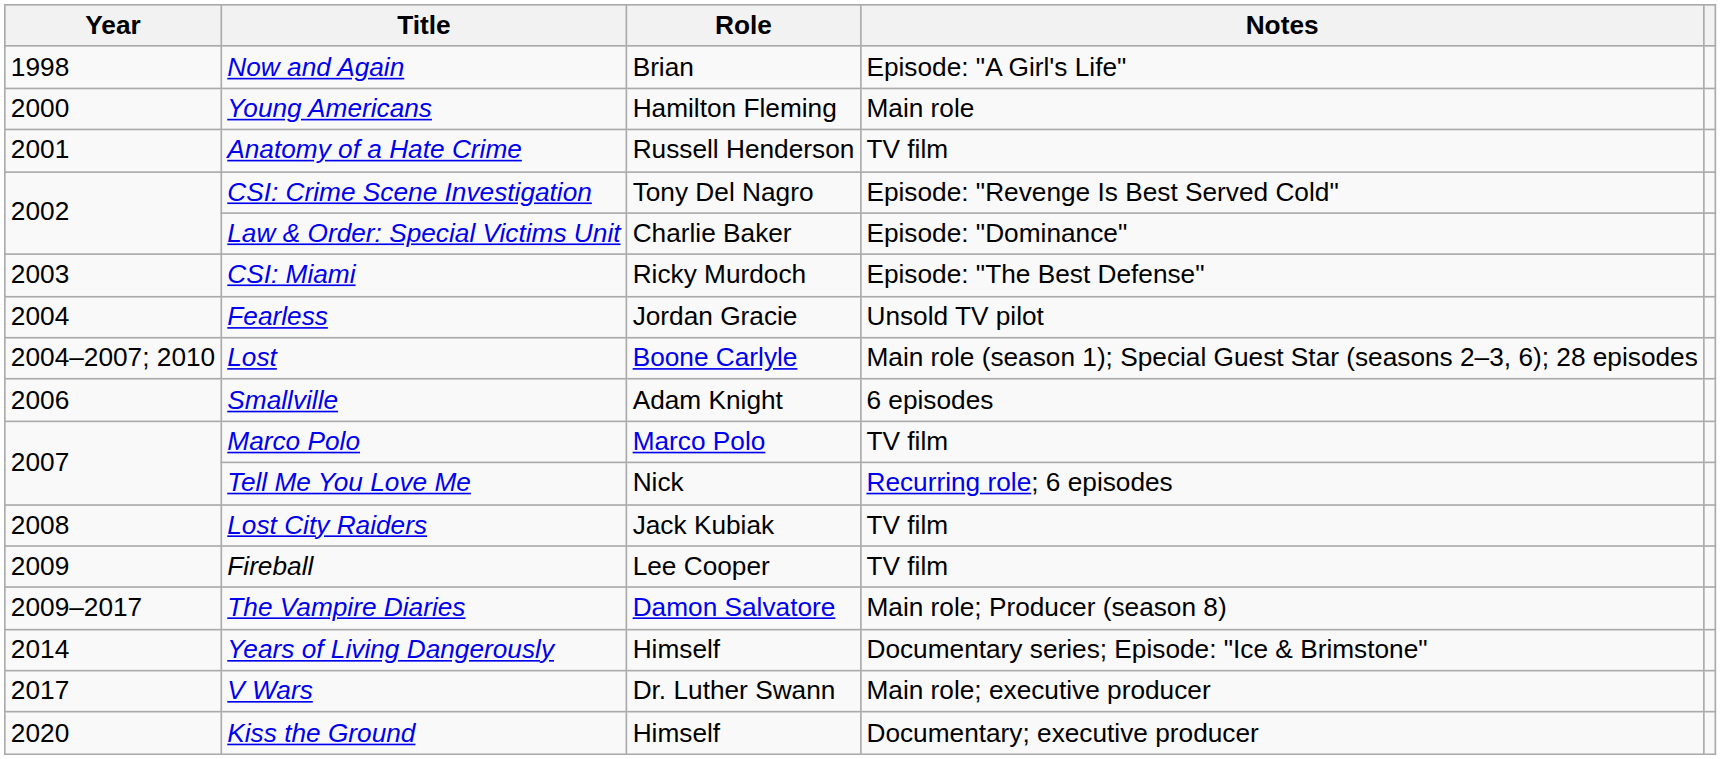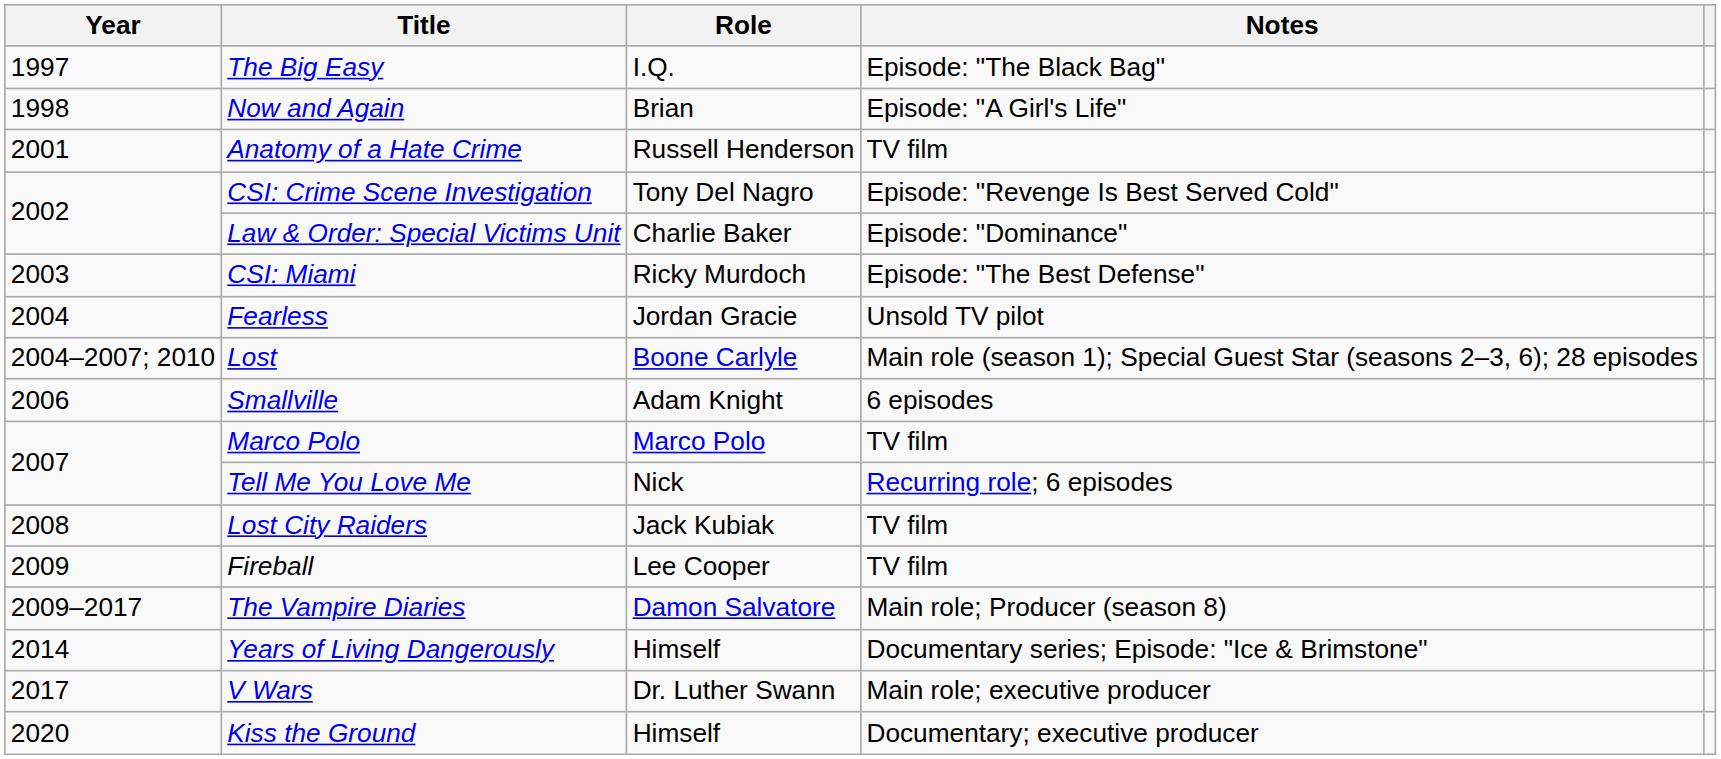+ row: (305, 66)
- row: (330, 108)
